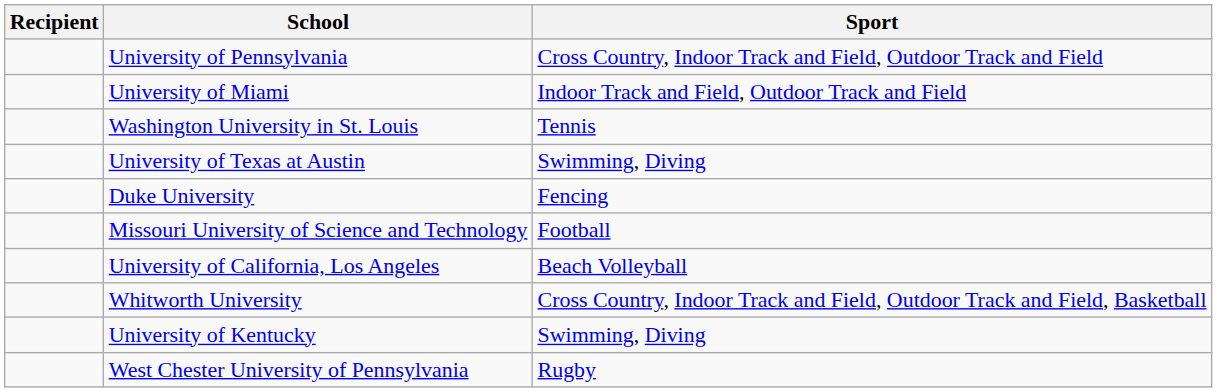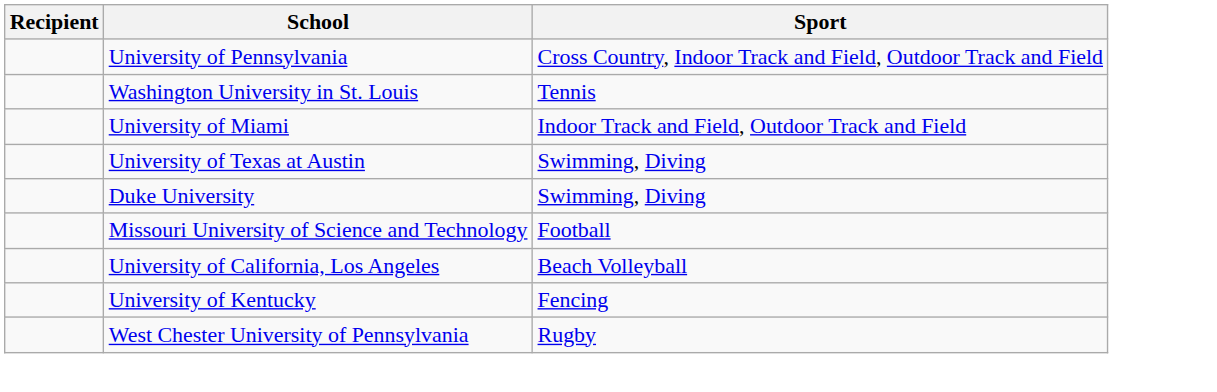rows swapped: (263, 126) <-> (199, 91)
(573, 195) Fencing -> (622, 195) Swimming, Diving
- row: (205, 299)
(622, 334) Swimming, Diving -> (573, 299) Fencing
